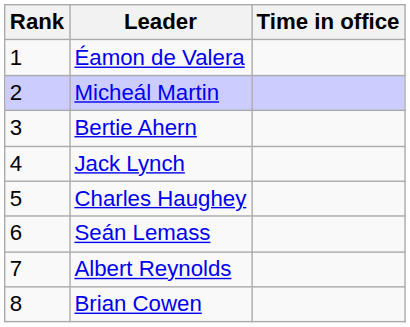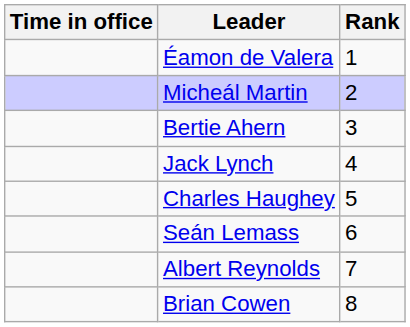columns swapped: (37, 22) <-> (328, 22)
